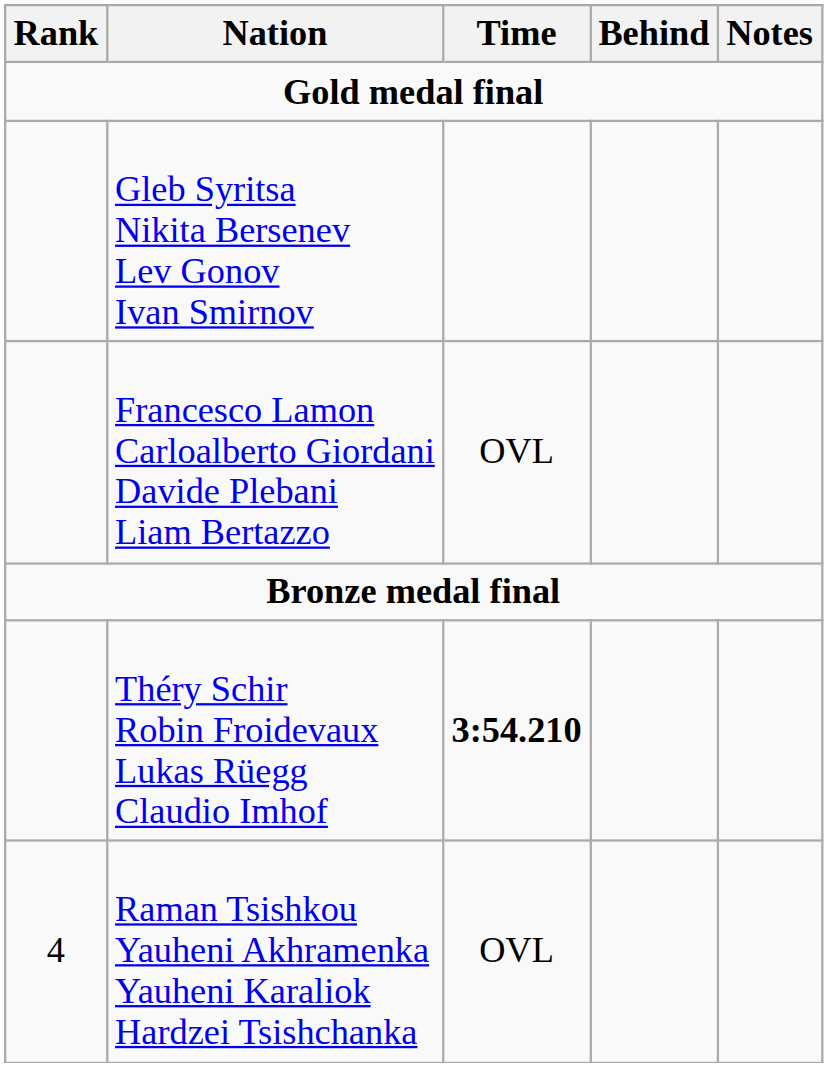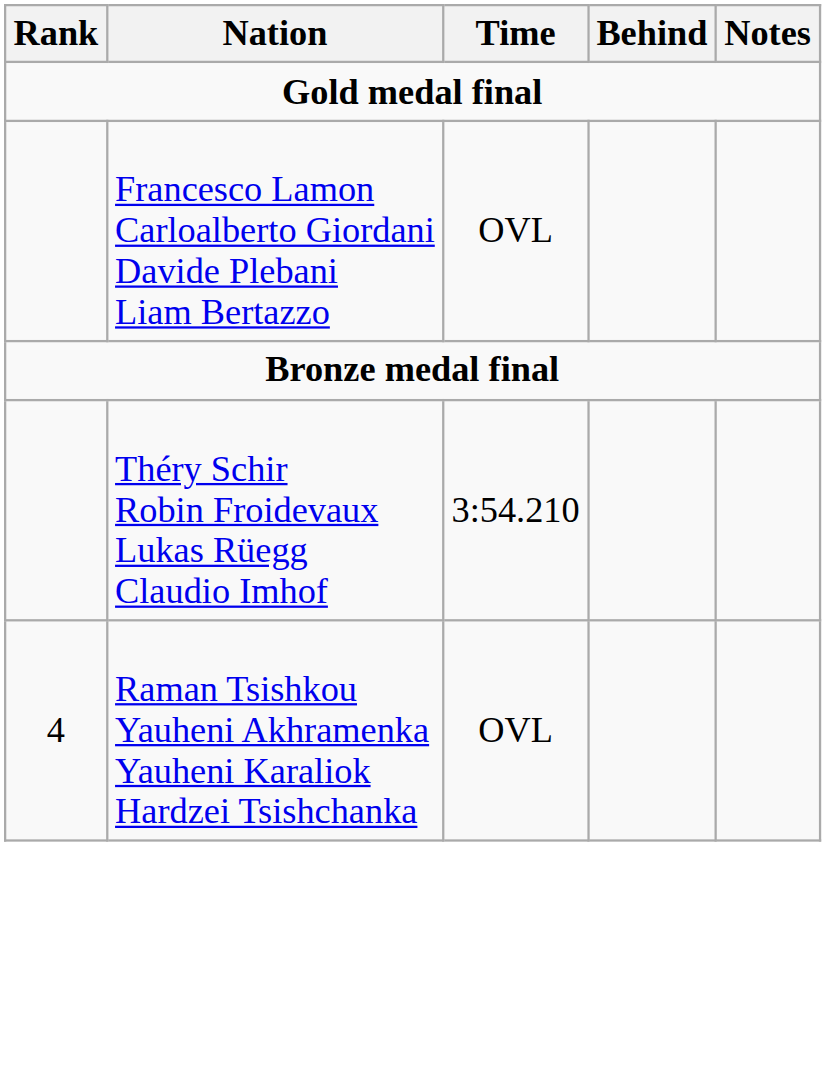- row: (233, 250)
(517, 729) bold -> (516, 508) normal
